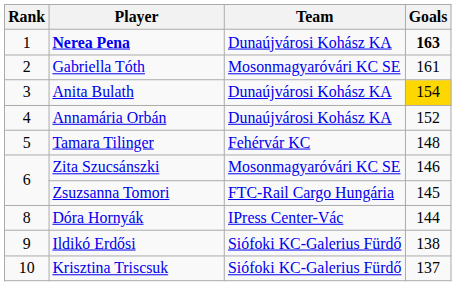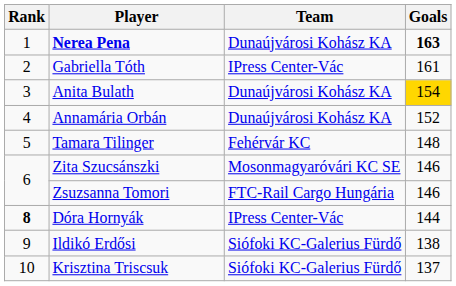(314, 67) Mosonmagyaróvári KC SE -> (286, 67) IPress Center-Vác
(428, 192) 145 -> (428, 192) 146
(27, 218) normal -> (27, 218) bold
